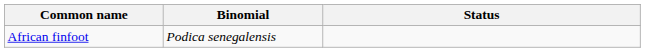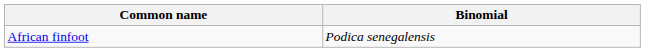- column: (482, 15)
